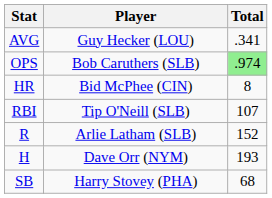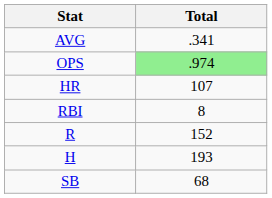- column: (136, 16)
(247, 87) 8 -> (201, 87) 107
(247, 110) 107 -> (201, 110) 8
